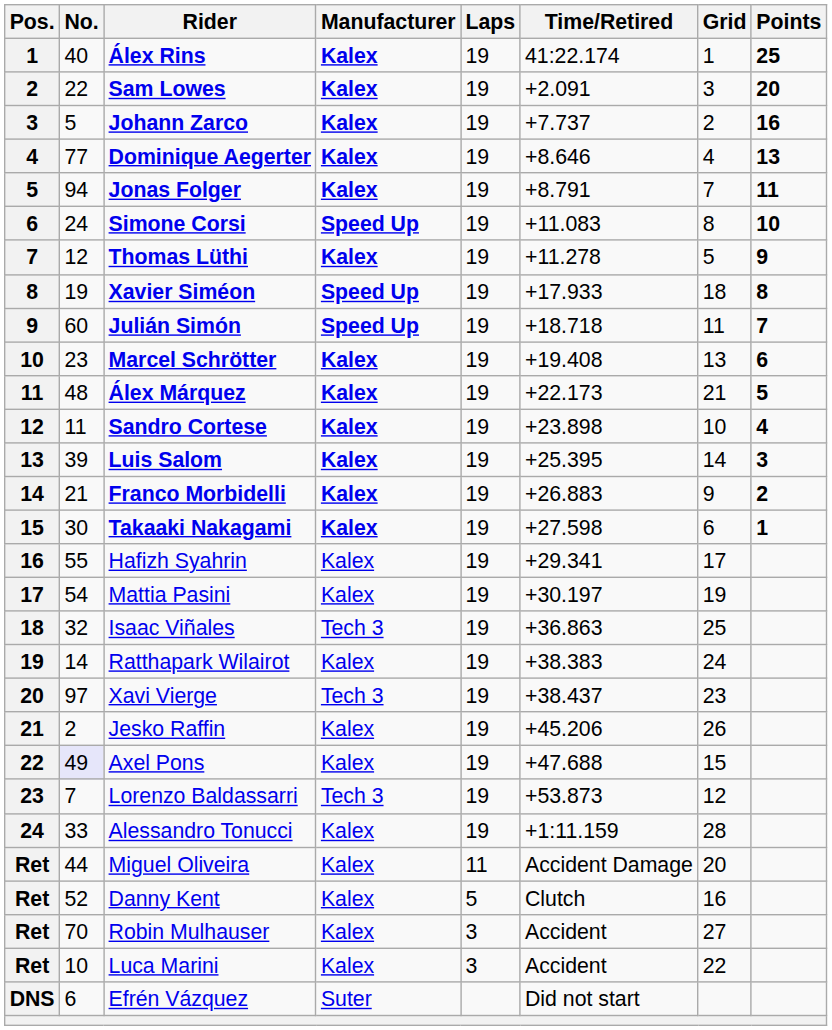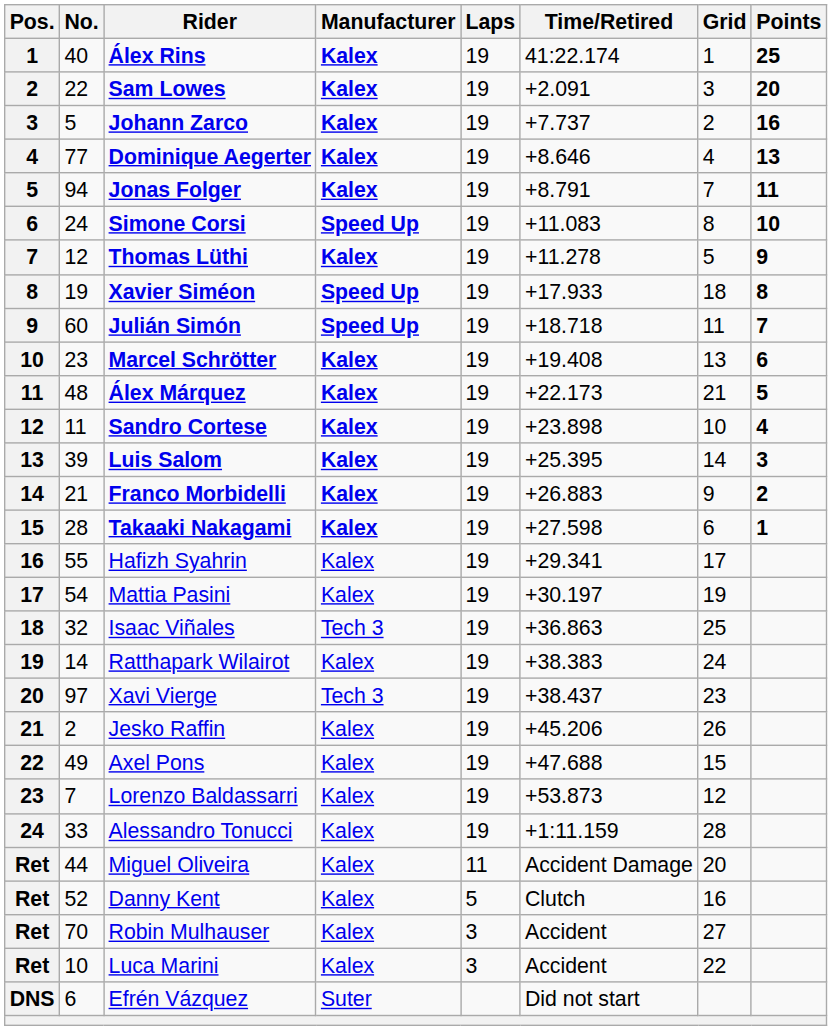(76, 527) 30 -> (76, 527) 28
(76, 763) lavender background -> (76, 763) no background
(352, 797) Tech 3 -> (348, 797) Kalex
